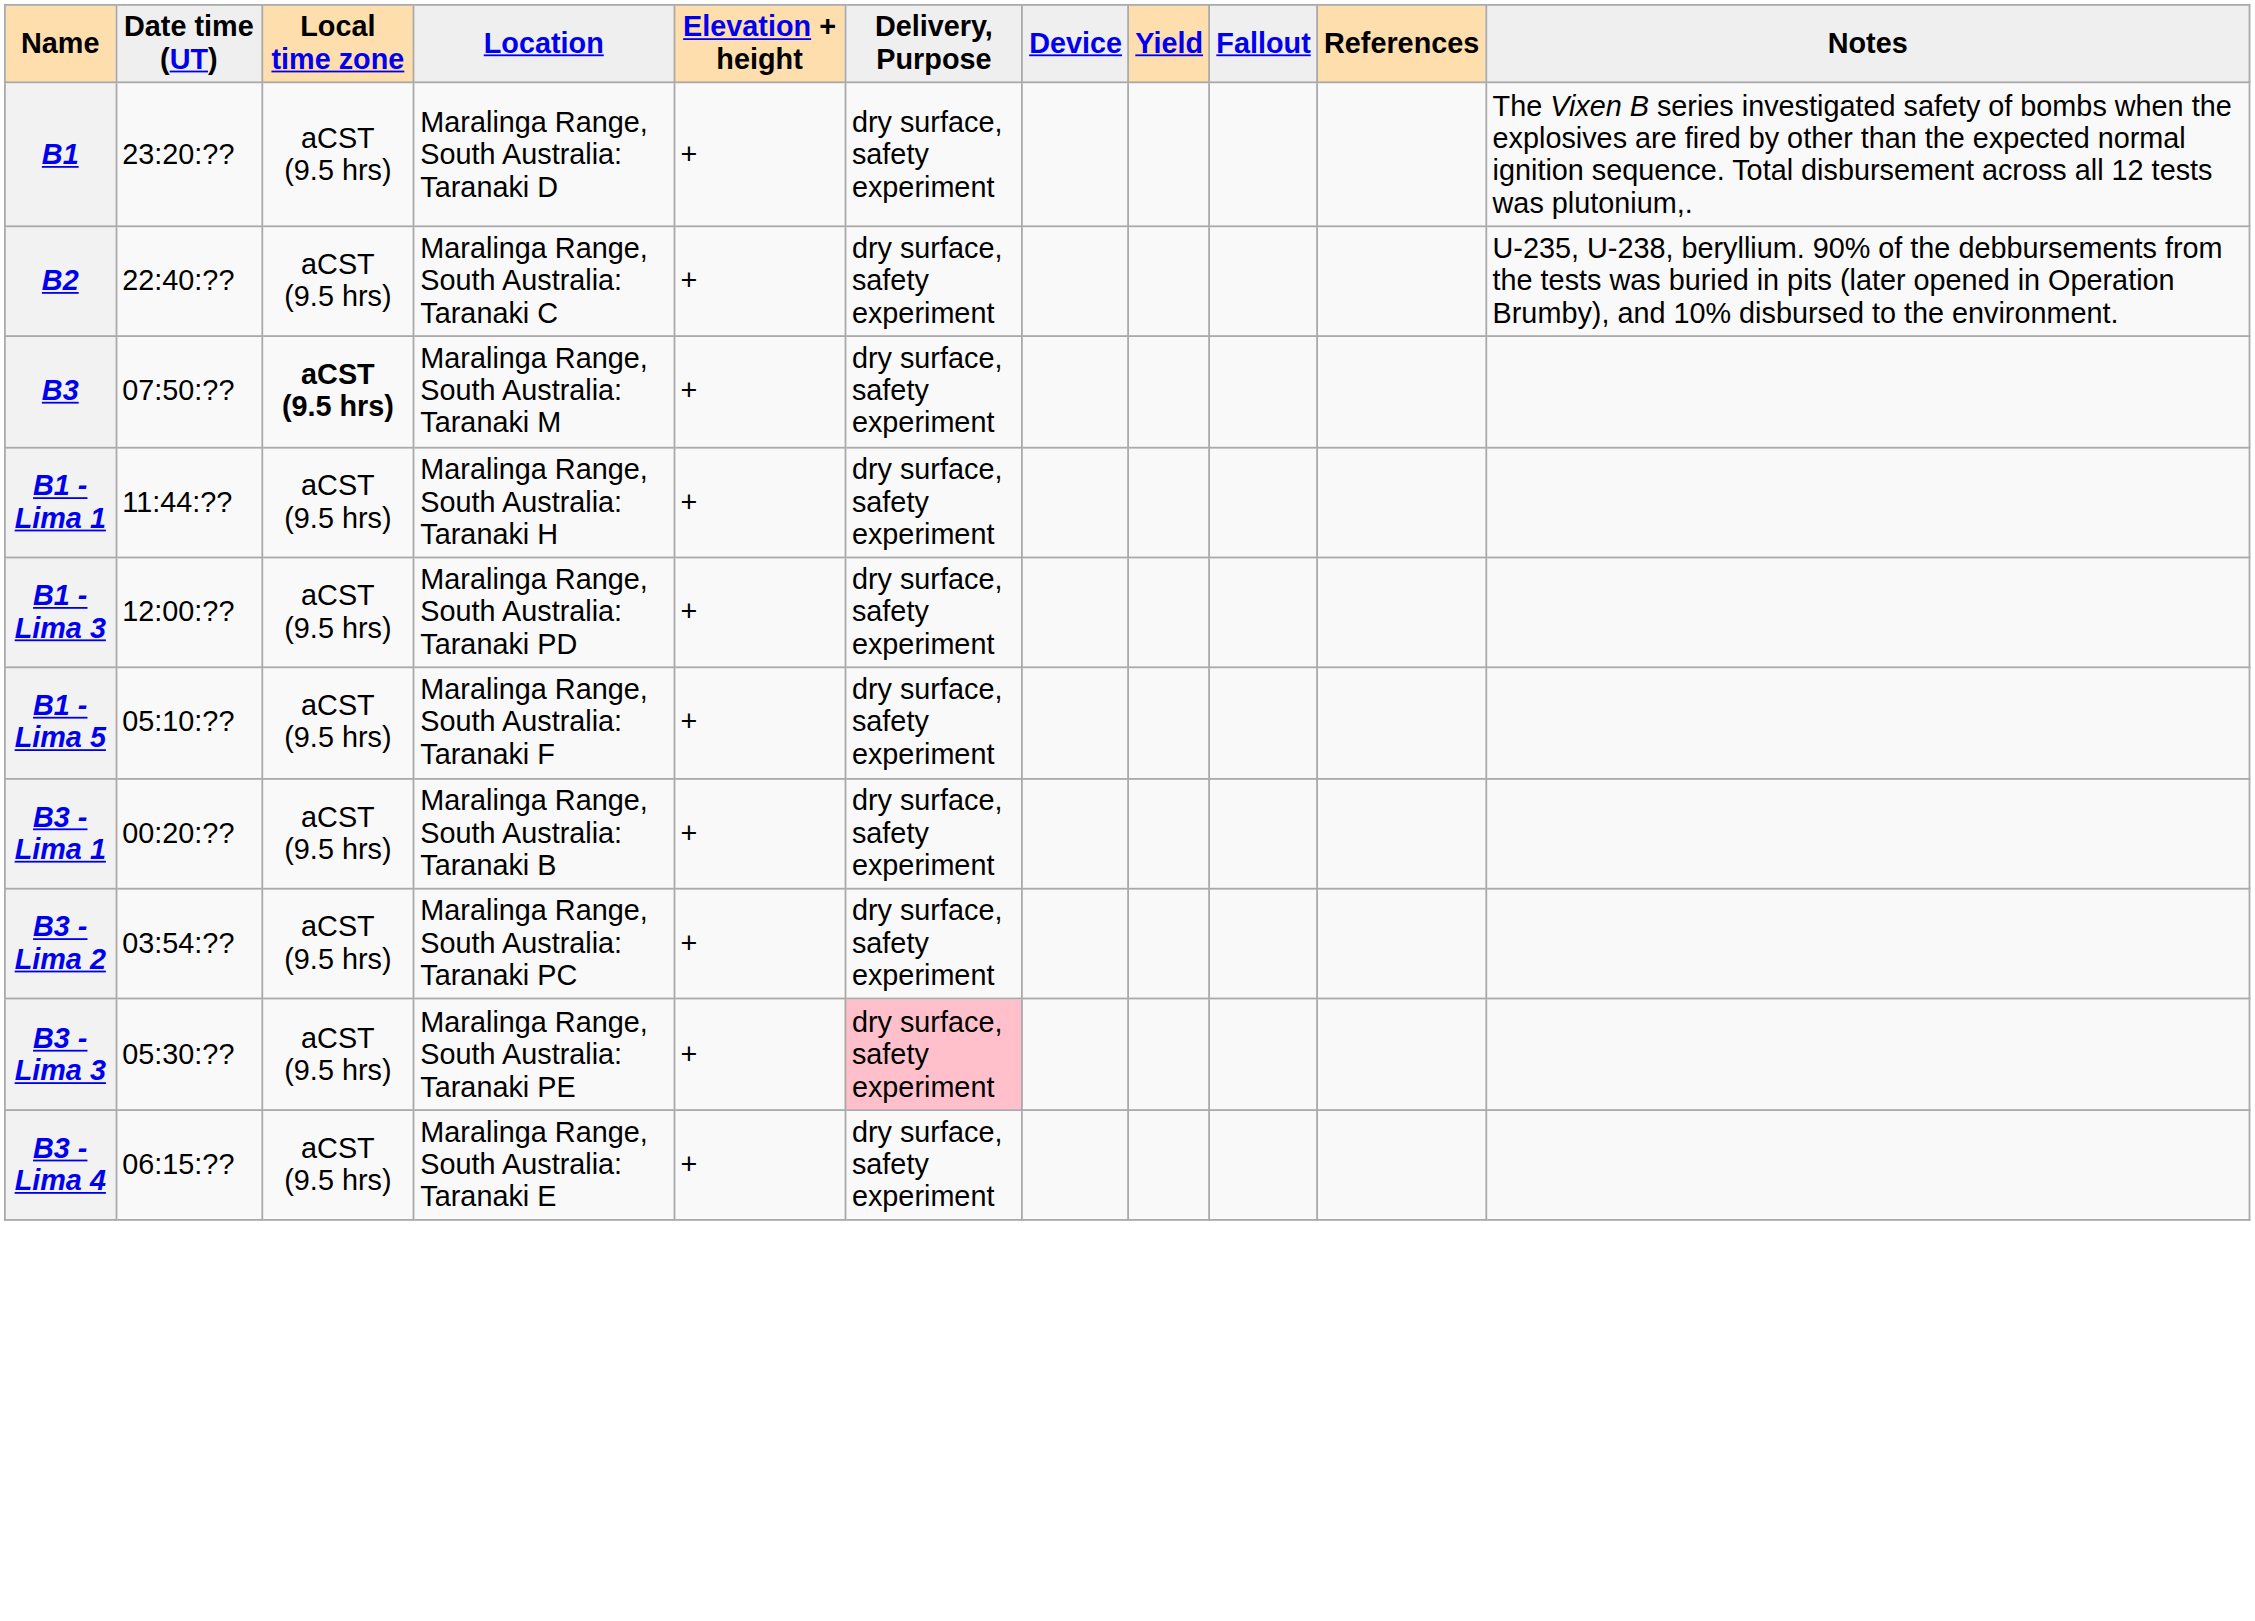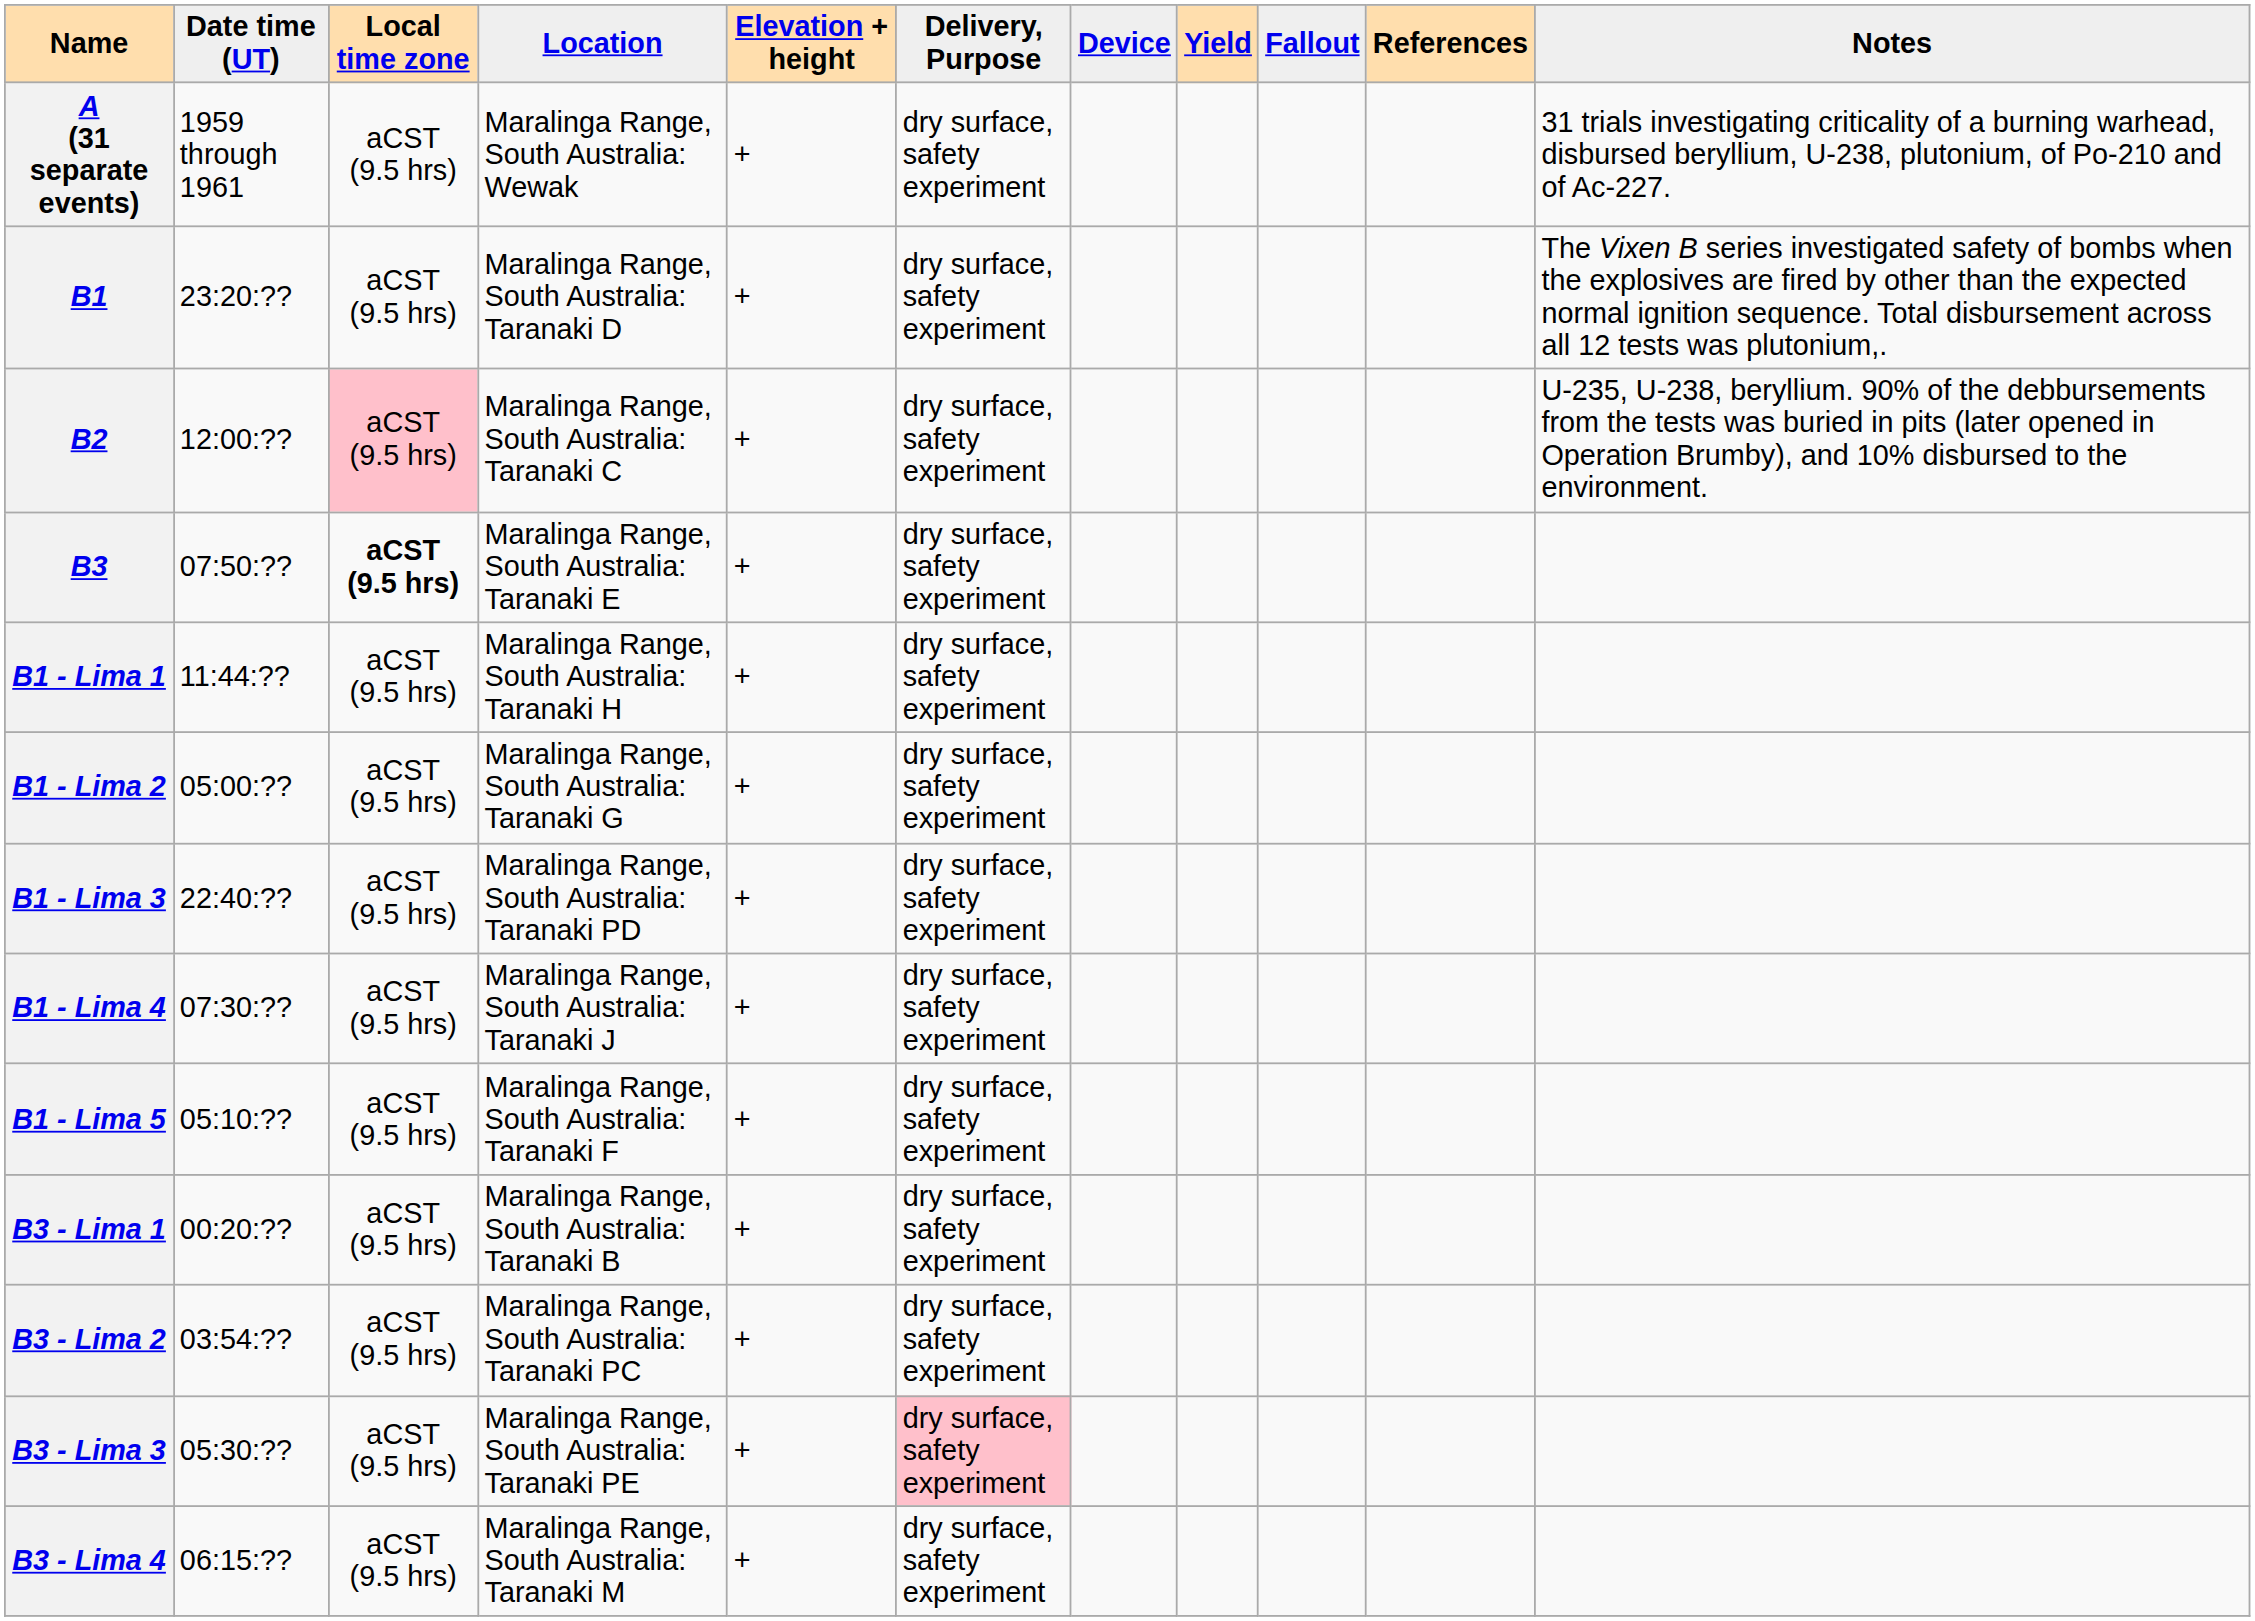+ row: (89, 154)
(178, 280) 22:40:?? -> (236, 439) 12:00:??
(338, 280) no background -> (403, 439) pink background
(534, 391) Maralinga Range, South Australia: Taranaki M -> (598, 566) Maralinga Range, South Australia: Taranaki E
+ row: (89, 787)
(178, 612) 12:00:?? -> (236, 897) 22:40:??
+ row: (89, 1008)
(534, 1164) Maralinga Range, South Australia: Taranaki E -> (598, 1560) Maralinga Range, South Australia: Taranaki M
